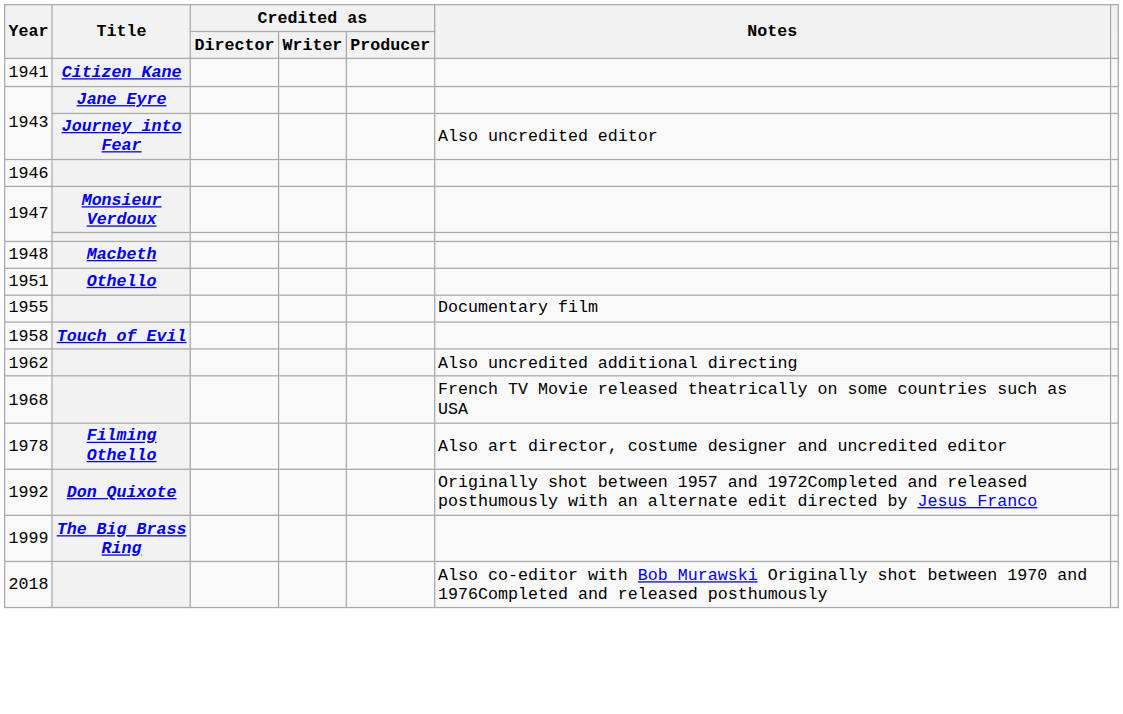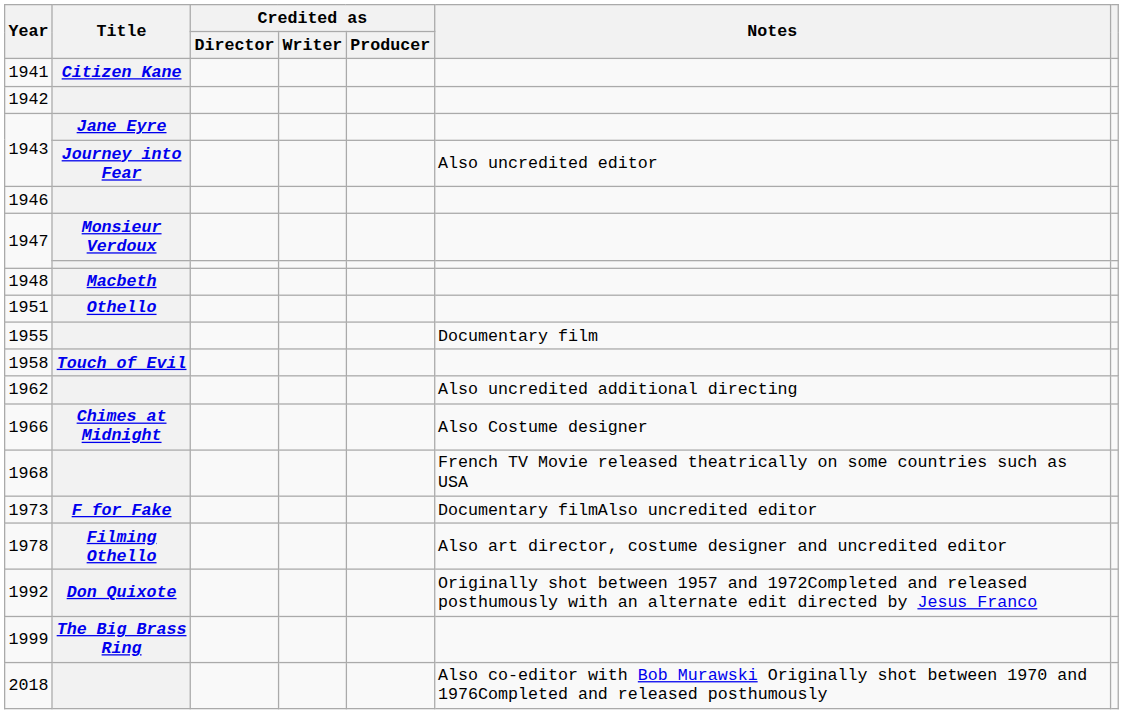+ row: (29, 100)
+ row: (29, 427)
+ row: (29, 510)
